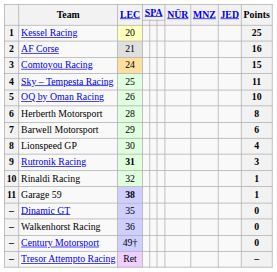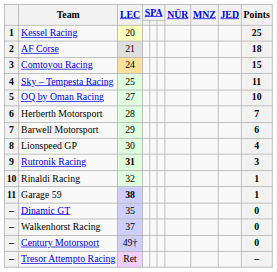(257, 49) 16 -> (257, 49) 18
(130, 97) 26 -> (130, 97) 27
(257, 113) 8 -> (257, 113) 7
(130, 226) 36 -> (130, 226) 37
